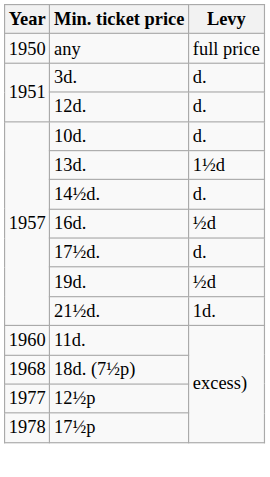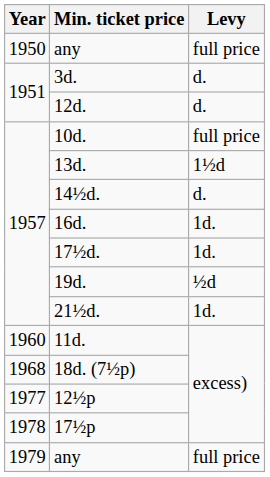(200, 135) d. -> (226, 135) full price
(204, 223) ½d -> (204, 223) 1d.
(200, 252) d. -> (204, 252) 1d.
+ row: (27, 456)
